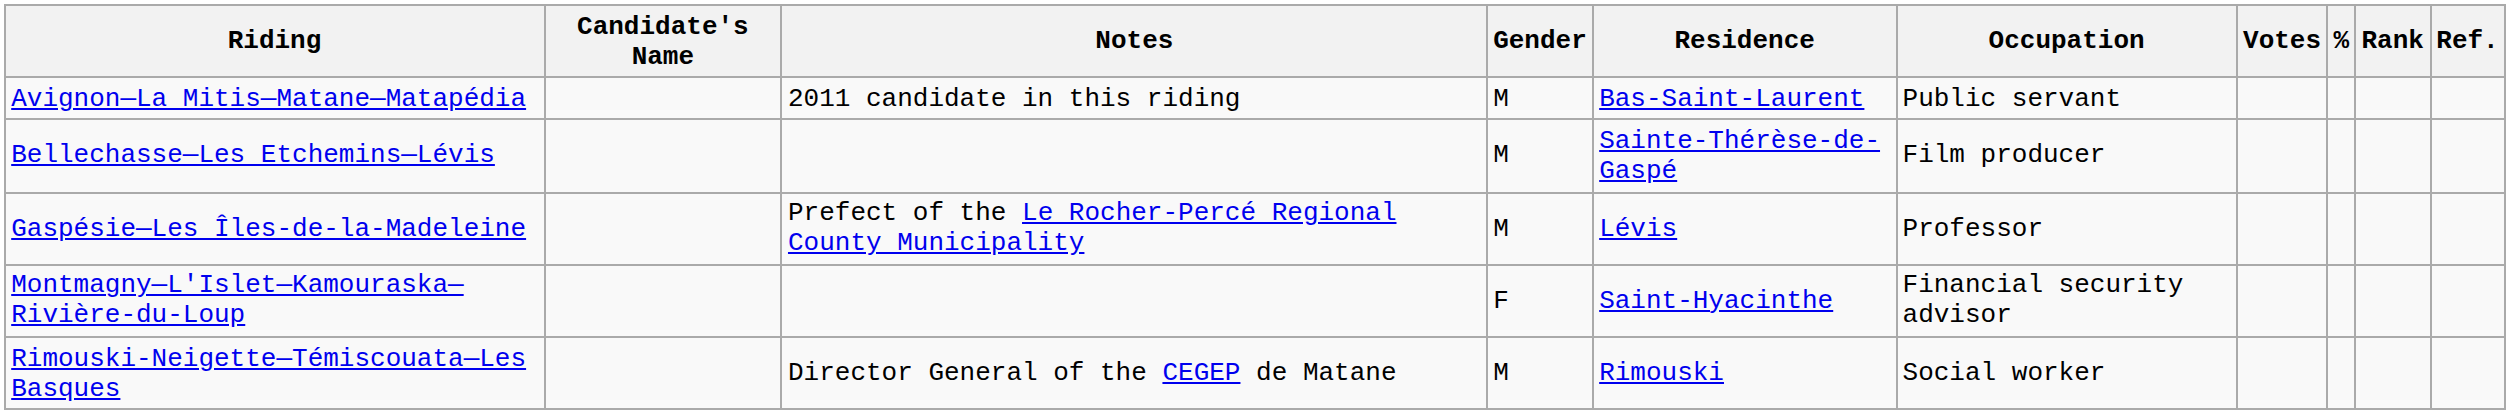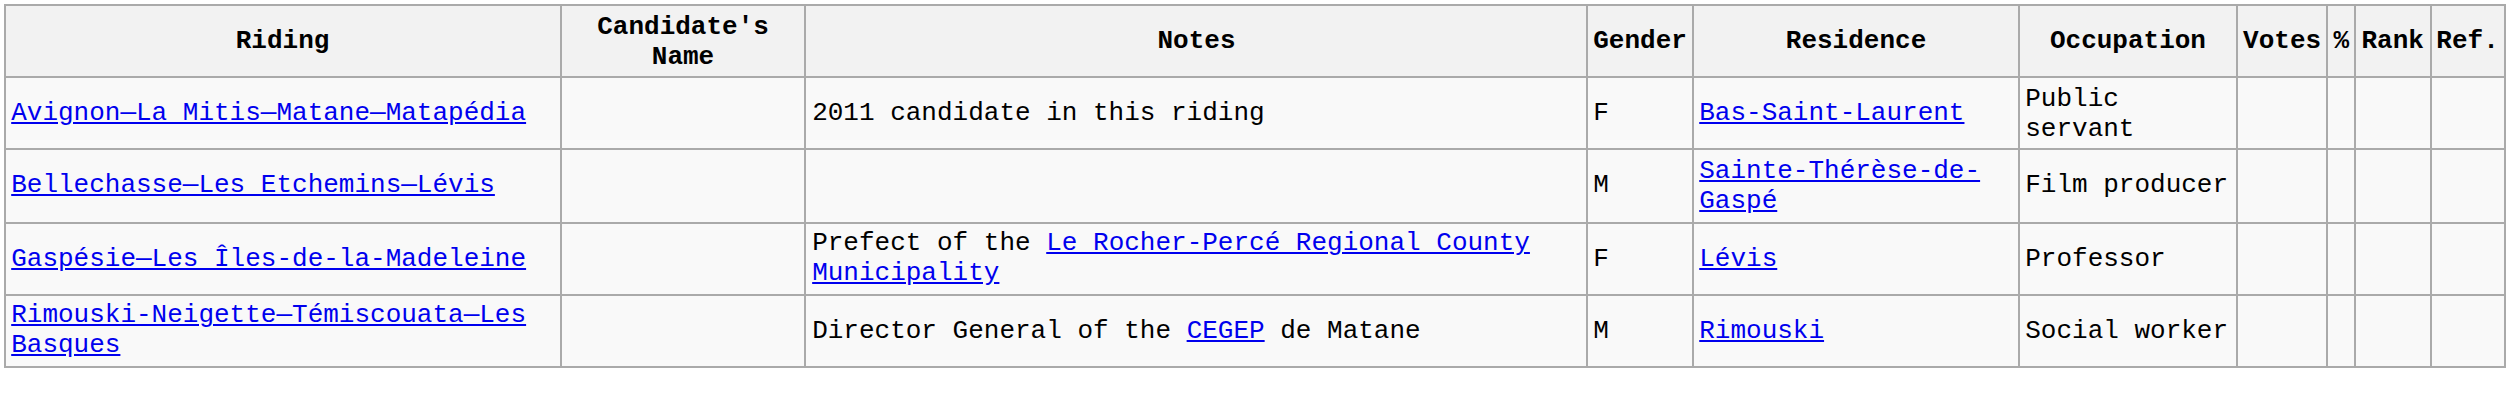(1501, 99) M -> (1601, 114) F
(1501, 228) M -> (1601, 258) F
- row: (237, 301)
